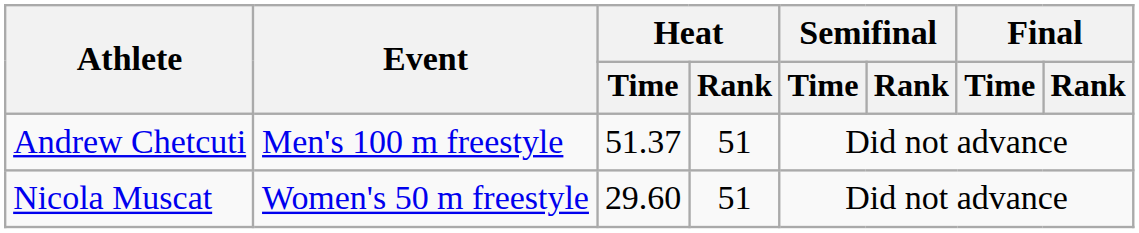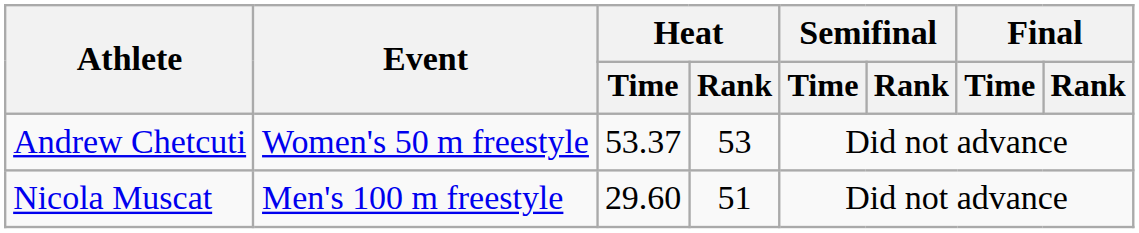(413, 141) Men's 100 m freestyle -> (425, 141) Women's 50 m freestyle
(643, 141) 51.37 -> (643, 141) 53.37
(735, 141) 51 -> (735, 141) 53
(425, 198) Women's 50 m freestyle -> (413, 198) Men's 100 m freestyle
